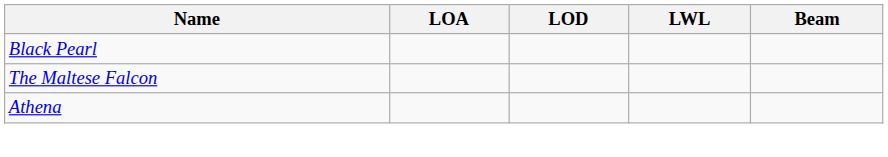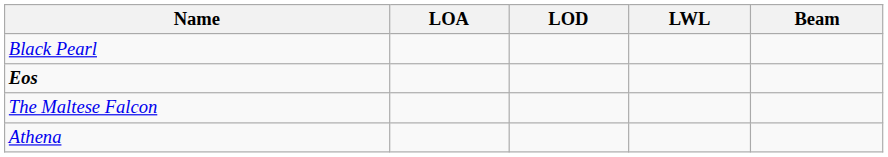+ row: (23, 78)
